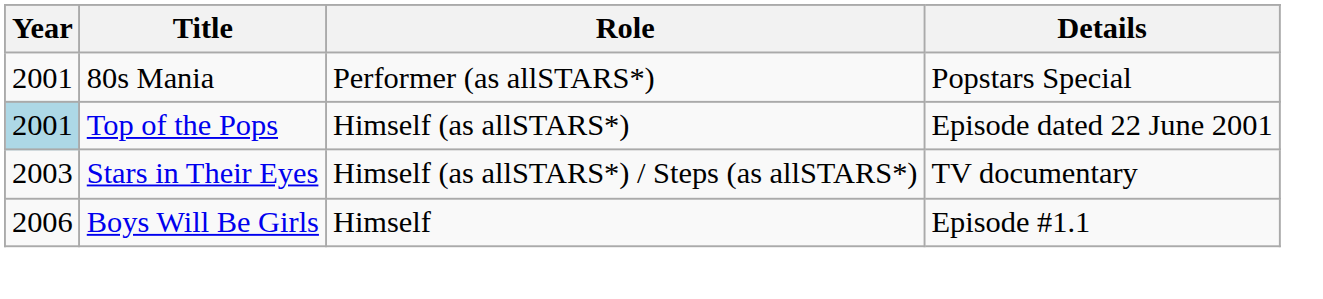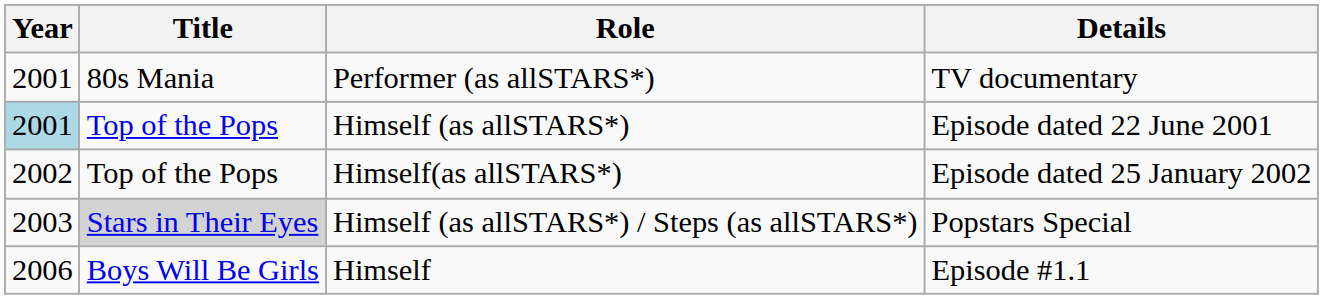(1032, 76) Popstars Special -> (1035, 76) TV documentary
+ row: (477, 173)
(203, 173) no background -> (203, 221) lightgrey background
(1035, 173) TV documentary -> (1032, 221) Popstars Special
